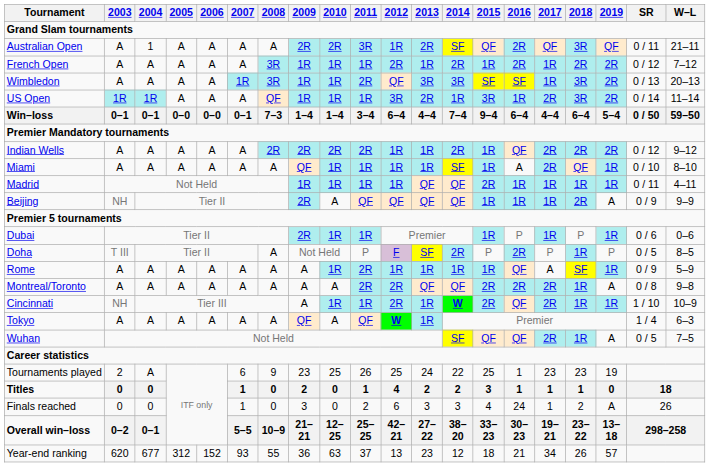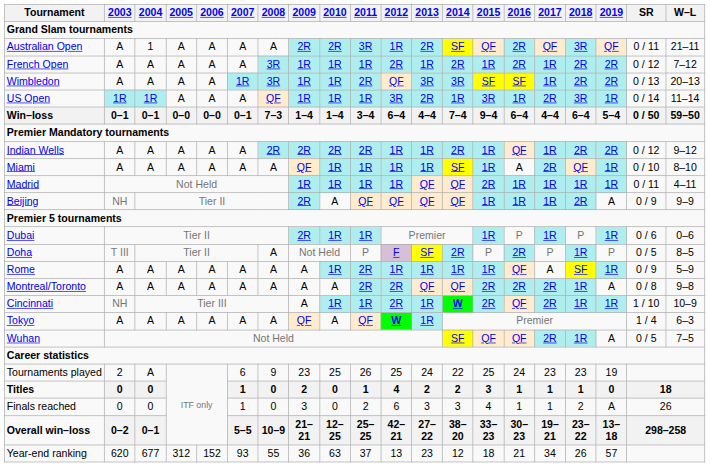(581, 81) 3R -> (581, 81) 2R
(611, 98) 2R -> (611, 98) 1R
(550, 149) 2R -> (550, 149) 1R
(519, 372) 1 -> (519, 372) 24
(519, 406) 24 -> (519, 406) 1
